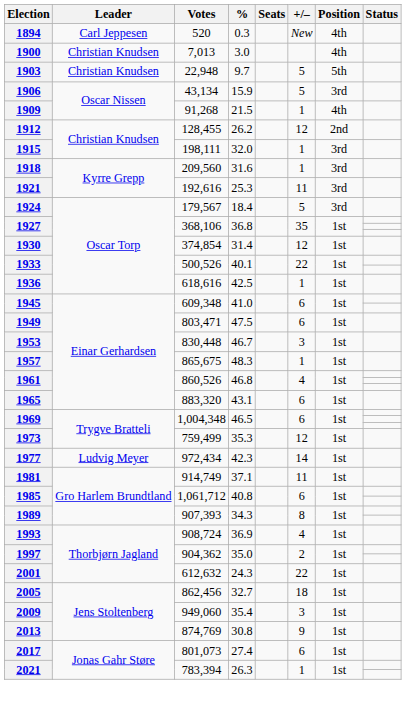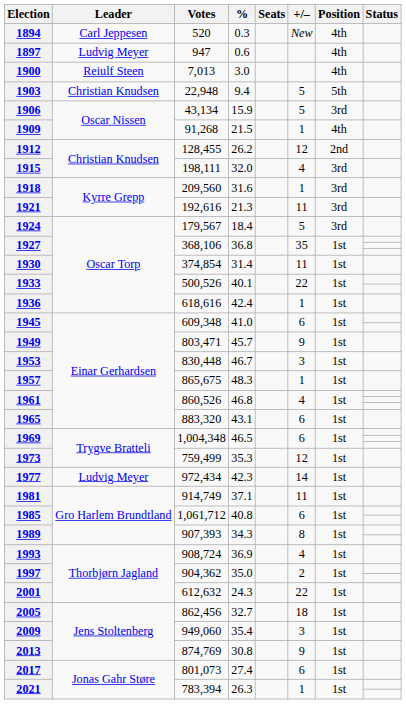+ row: (28, 52)
(113, 52) Christian Knudsen -> (113, 71) Reiulf Steen
(242, 71) 9.7 -> (242, 91) 9.4
(302, 149) 1 -> (302, 168) 4
(242, 187) 25.3 -> (242, 206) 21.3
(302, 245) 12 -> (302, 264) 11
(242, 284) 42.5 -> (242, 303) 42.4
(242, 322) 47.5 -> (242, 341) 45.7
(302, 322) 6 -> (302, 341) 9
